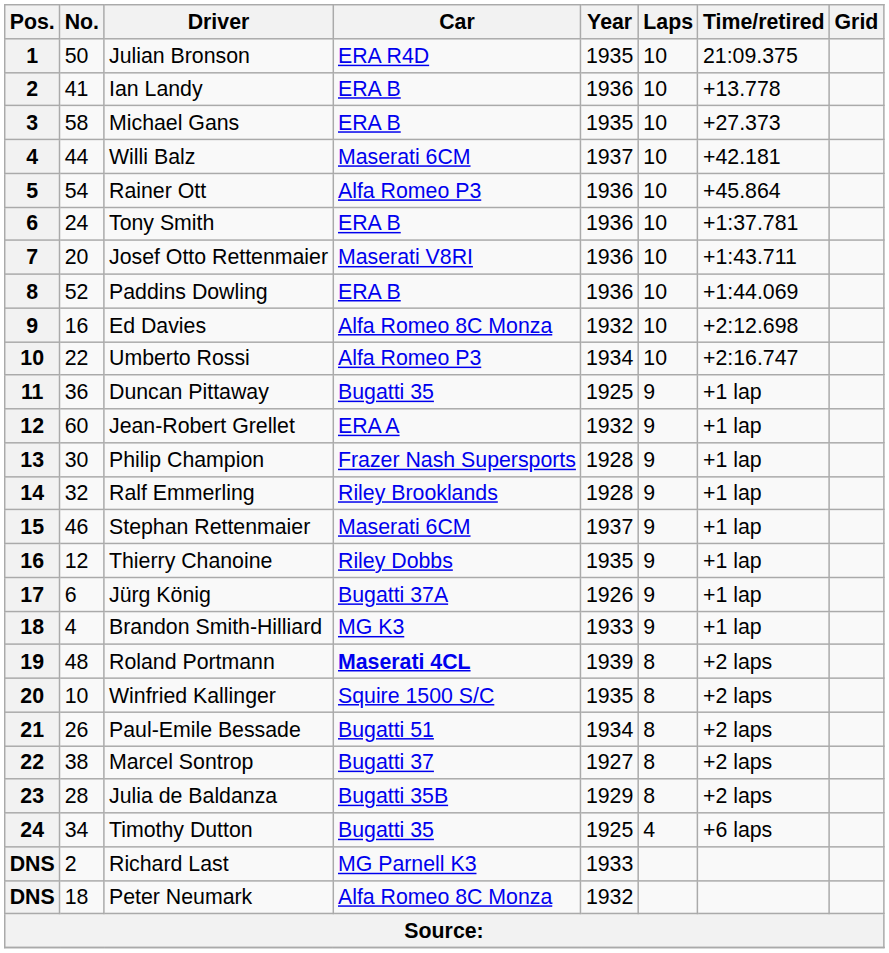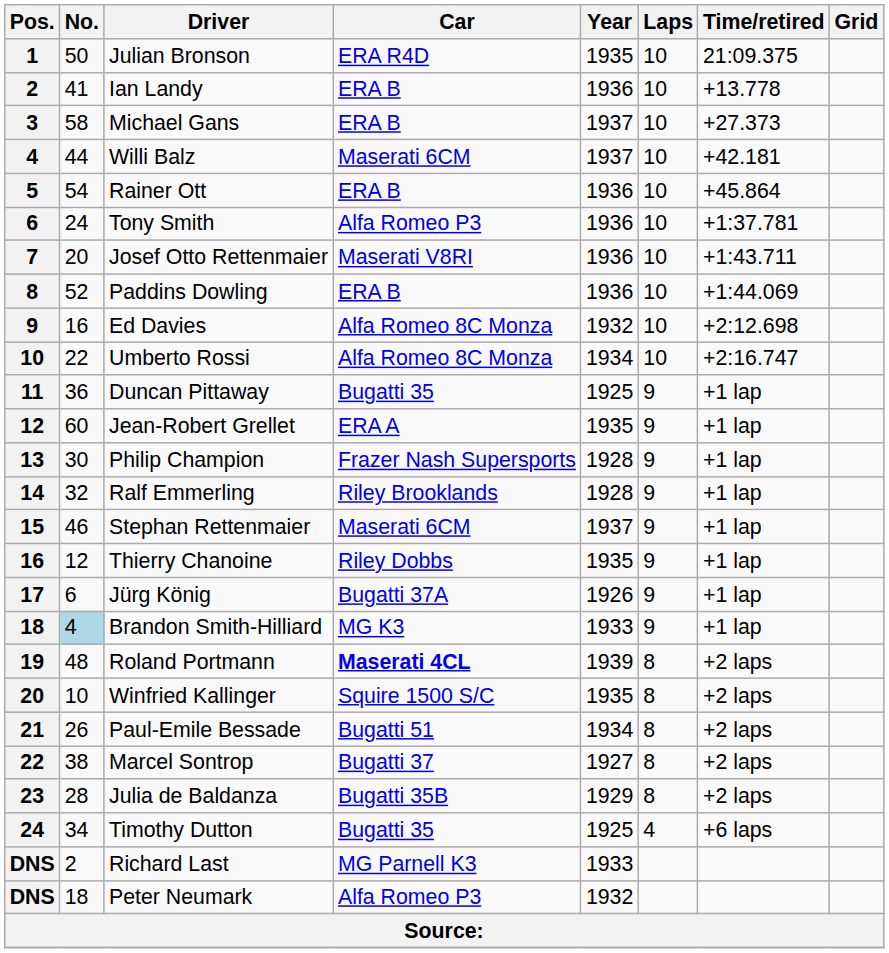(610, 123) 1935 -> (610, 123) 1937
(410, 190) Alfa Romeo P3 -> (369, 190) ERA B
(369, 224) ERA B -> (410, 224) Alfa Romeo P3
(410, 359) Alfa Romeo P3 -> (445, 359) Alfa Romeo 8C Monza
(610, 426) 1932 -> (610, 426) 1935
(71, 628) no background -> (71, 628) lightblue background
(445, 897) Alfa Romeo 8C Monza -> (410, 897) Alfa Romeo P3
